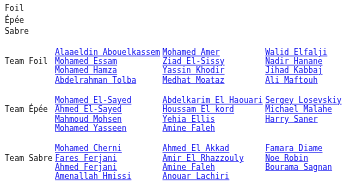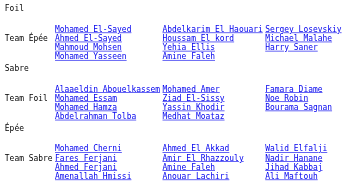rows swapped: (14, 20) <-> (26, 110)
(296, 66) Walid Elfalji Nadir Hanane Jihad Kabbaj Ali Maftouh -> (299, 98) Famara Diame Noe Robin Bourama Sagnan
(299, 158) Famara Diame Noe Robin Bourama Sagnan -> (296, 162) Walid Elfalji Nadir Hanane Jihad Kabbaj Ali Maftouh
